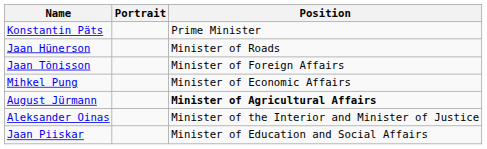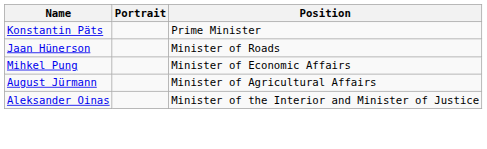- row: (49, 65)
(274, 100) bold -> (274, 83) normal
- row: (45, 135)
